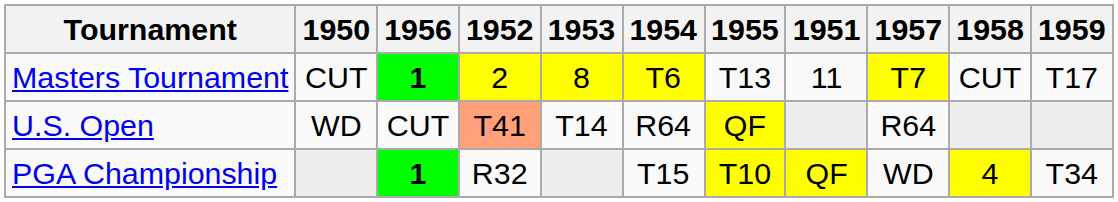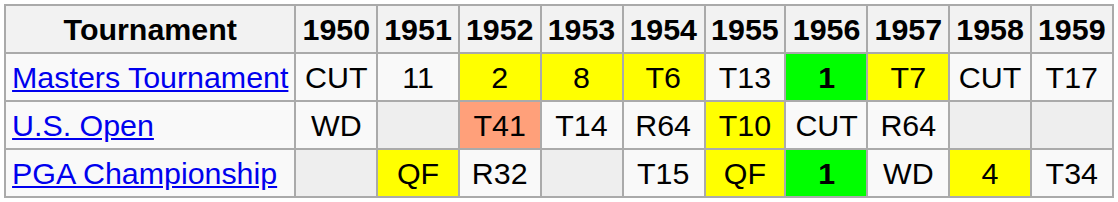columns swapped: (827, 29) <-> (418, 29)
(745, 126) QF -> (745, 126) T10
(745, 174) T10 -> (745, 174) QF
